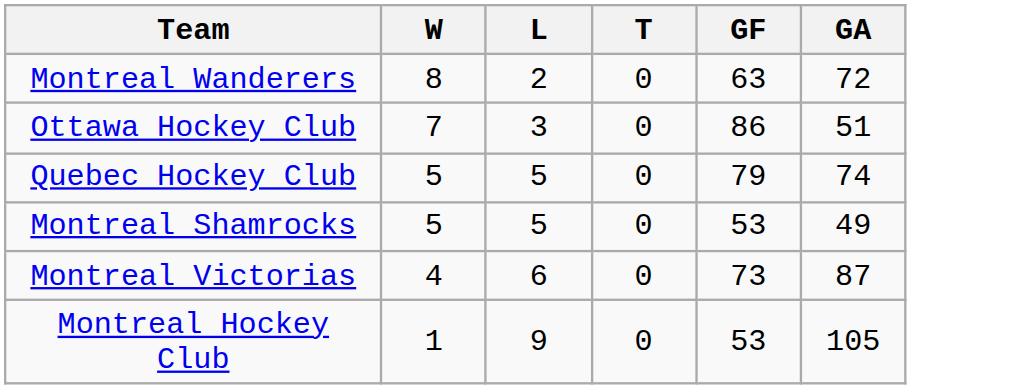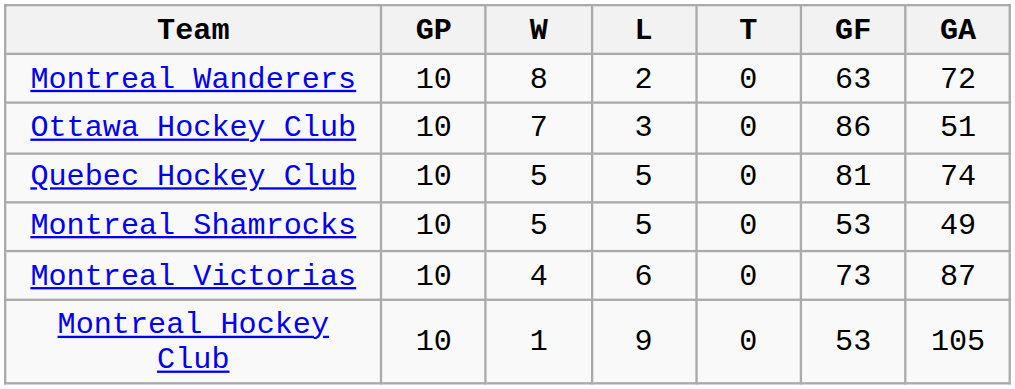+ column: (434, 30)
(748, 177) 79 -> (853, 177) 81
